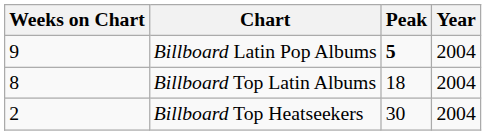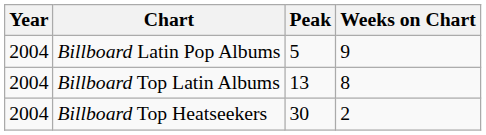columns swapped: (456, 20) <-> (77, 20)
(391, 51) bold -> (294, 51) normal
(396, 82) 18 -> (299, 82) 13
